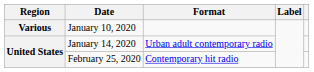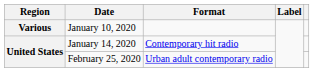(209, 43) Urban adult contemporary radio -> (192, 43) Contemporary hit radio
(192, 59) Contemporary hit radio -> (209, 59) Urban adult contemporary radio
